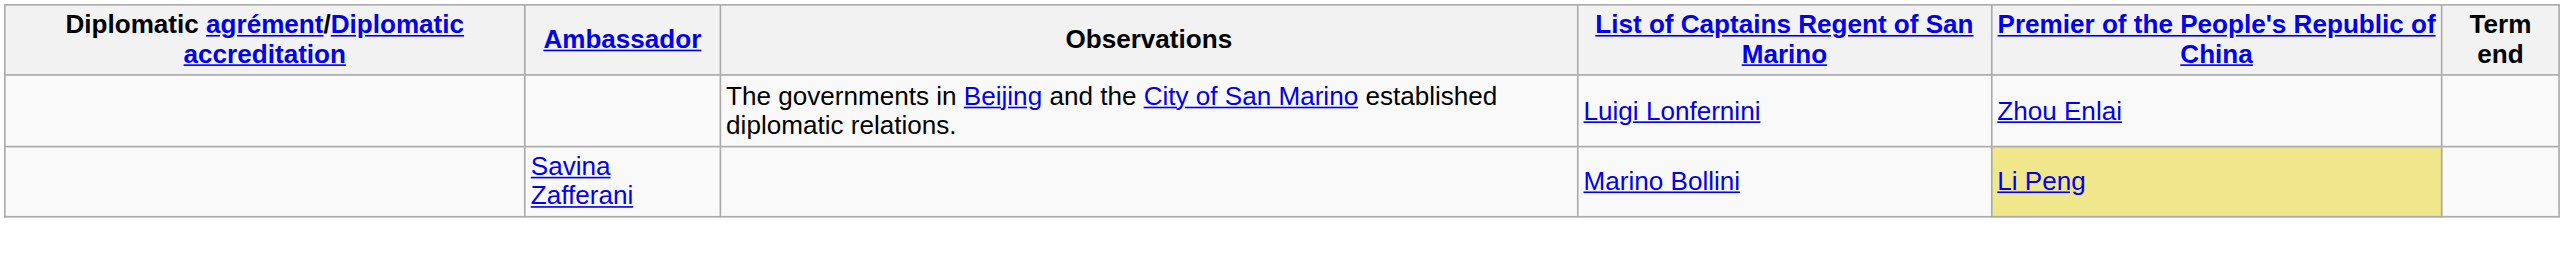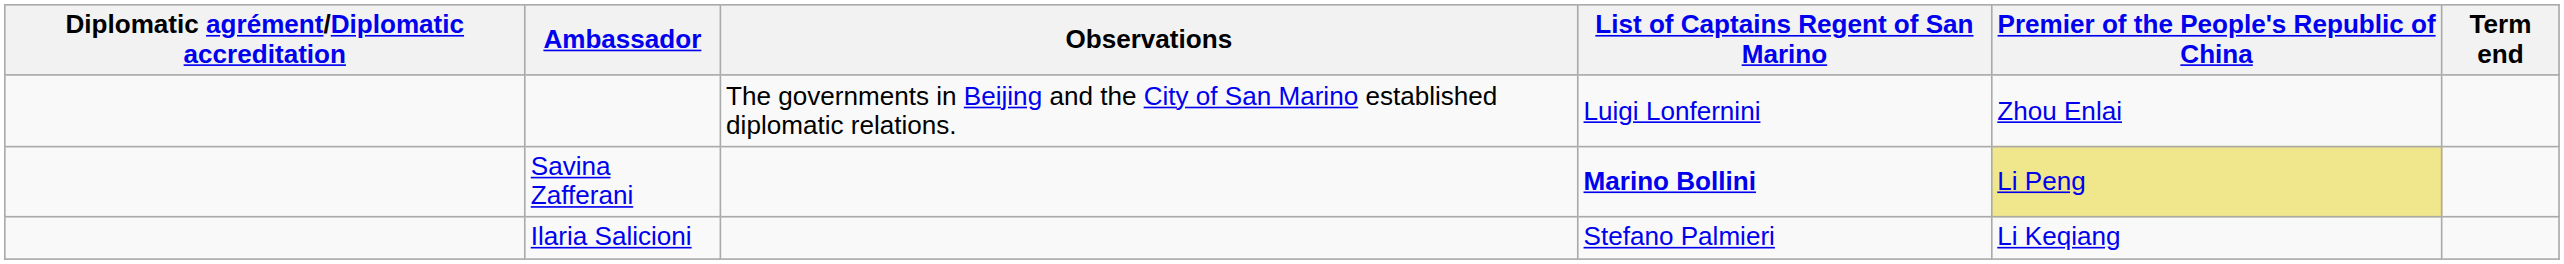(1662, 181) normal -> (1670, 181) bold
+ row: (611, 237)
